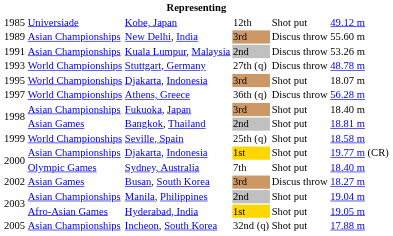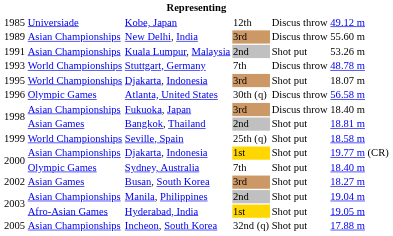(289, 22) Shot put -> (300, 22) Discus throw
(300, 51) Discus throw -> (289, 51) Shot put
(250, 66) 27th (q) -> (240, 66) 7th
+ row: (15, 95)
- row: (15, 95)
(289, 109) Shot put -> (300, 109) Discus throw
(300, 182) Discus throw -> (289, 182) Shot put
